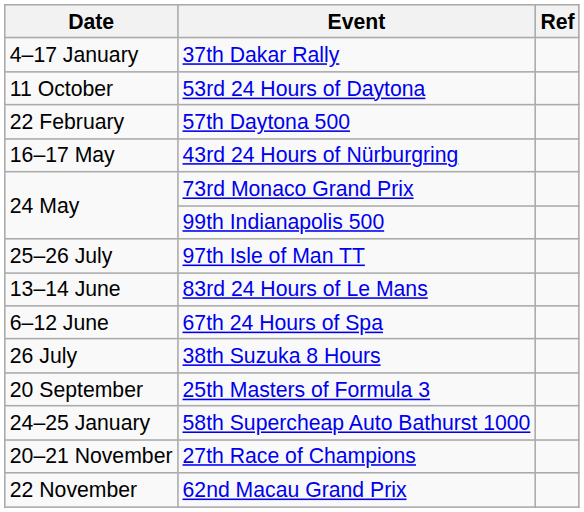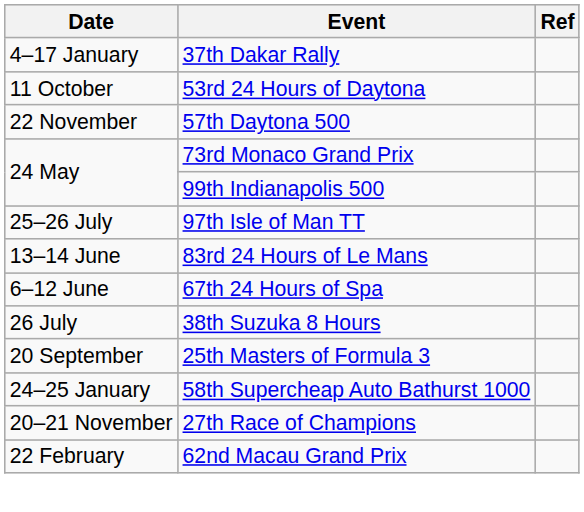(67, 121) 22 February -> (73, 121) 22 November
- row: (320, 155)
(73, 489) 22 November -> (67, 456) 22 February
